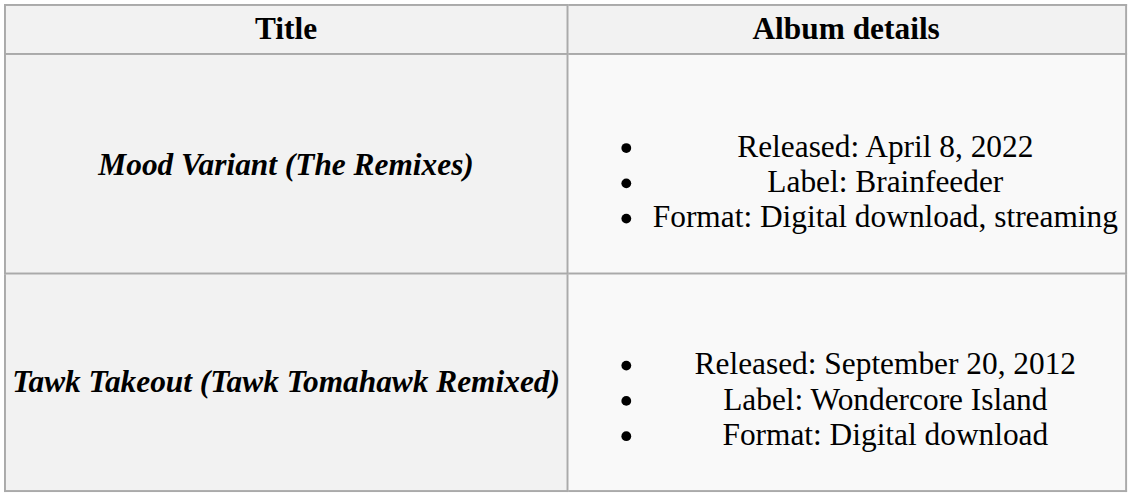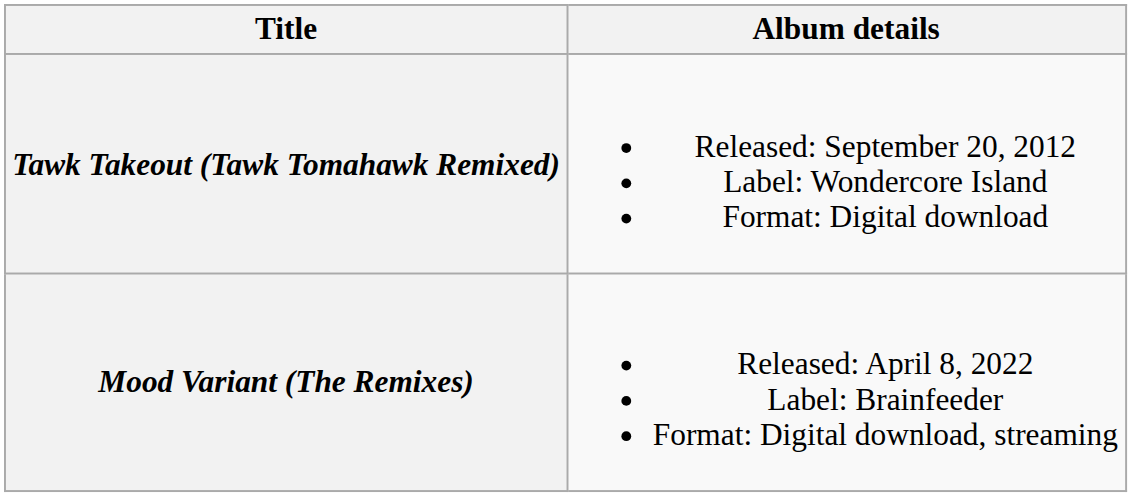rows swapped: (286, 381) <-> (286, 163)
